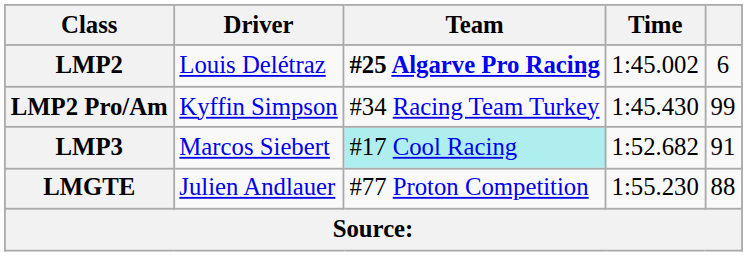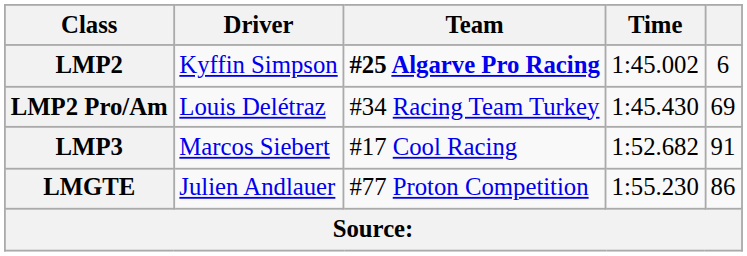(253, 65) Louis Delétraz -> (259, 65) Kyffin Simpson
(259, 106) Kyffin Simpson -> (253, 106) Louis Delétraz
(723, 106) 99 -> (723, 106) 69
(433, 147) paleturquoise background -> (433, 147) no background
(723, 187) 88 -> (723, 187) 86
